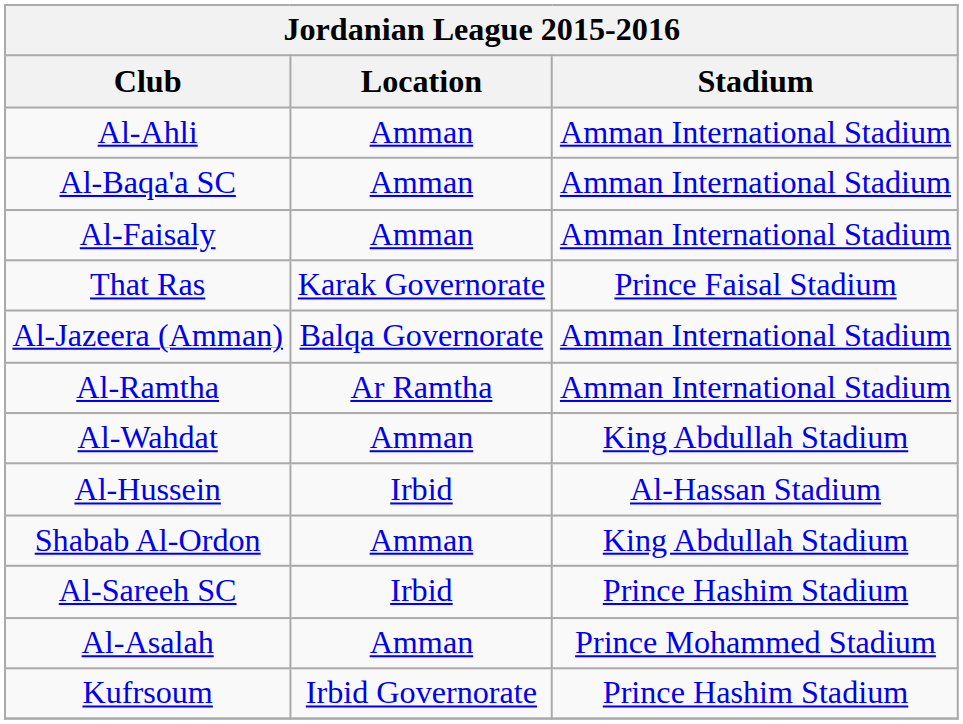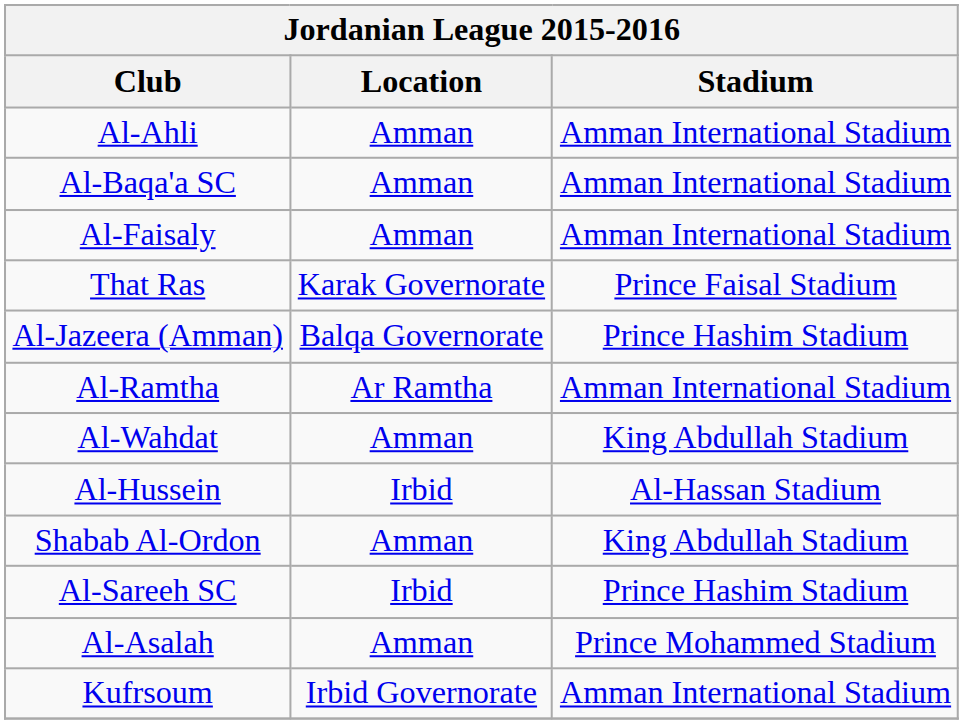(756, 336) Amman International Stadium -> (756, 336) Prince Hashim Stadium
(756, 693) Prince Hashim Stadium -> (756, 693) Amman International Stadium
